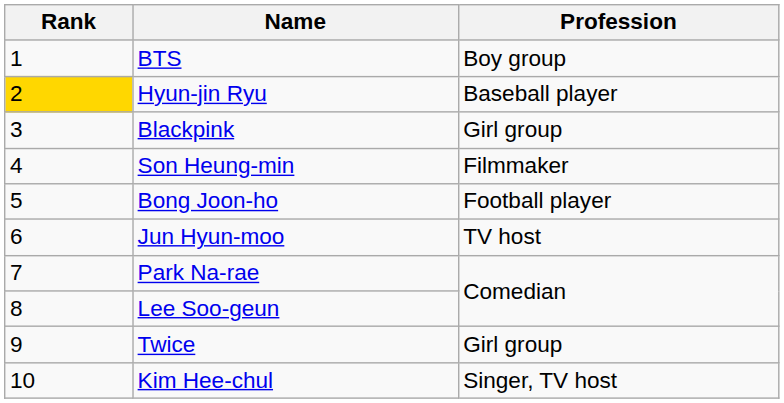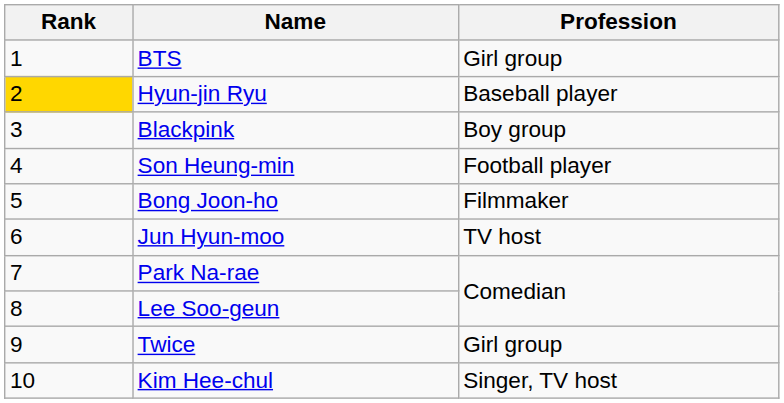(515, 58) Boy group -> (513, 58) Girl group
(513, 129) Girl group -> (515, 129) Boy group
(516, 165) Filmmaker -> (537, 165) Football player
(537, 201) Football player -> (516, 201) Filmmaker
